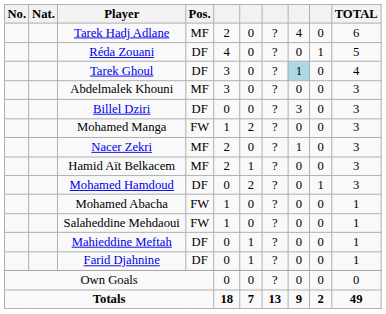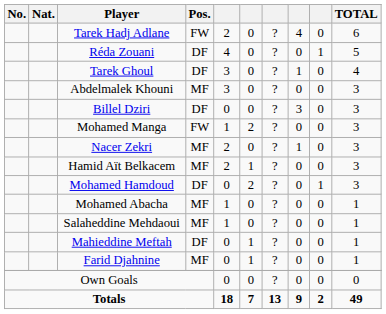(200, 32) MF -> (200, 32) FW
(299, 70) lightblue background -> (299, 70) no background
(200, 203) FW -> (200, 203) MF
(200, 222) FW -> (200, 222) MF
(200, 260) DF -> (200, 260) MF
